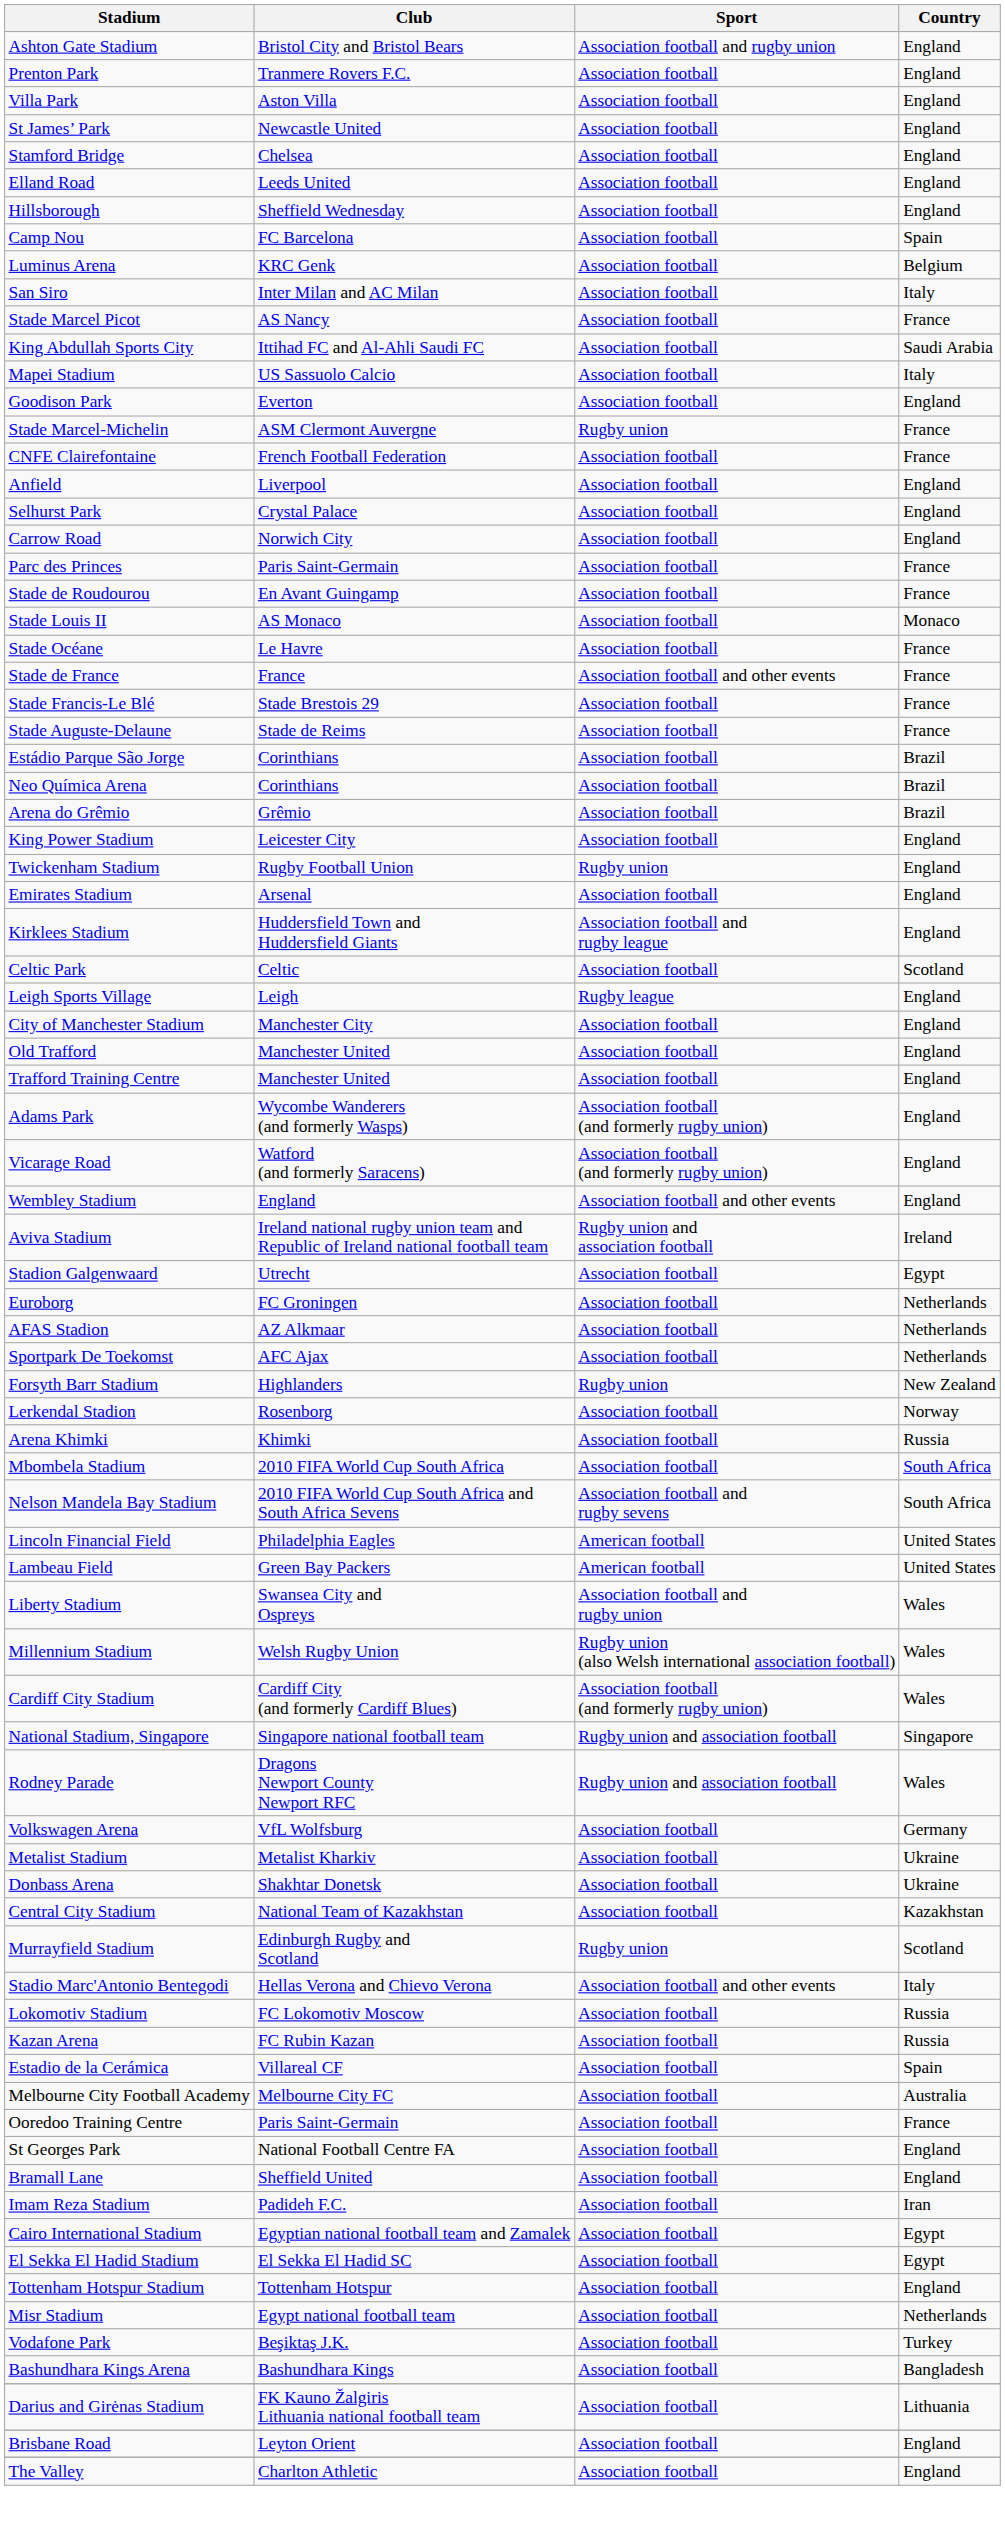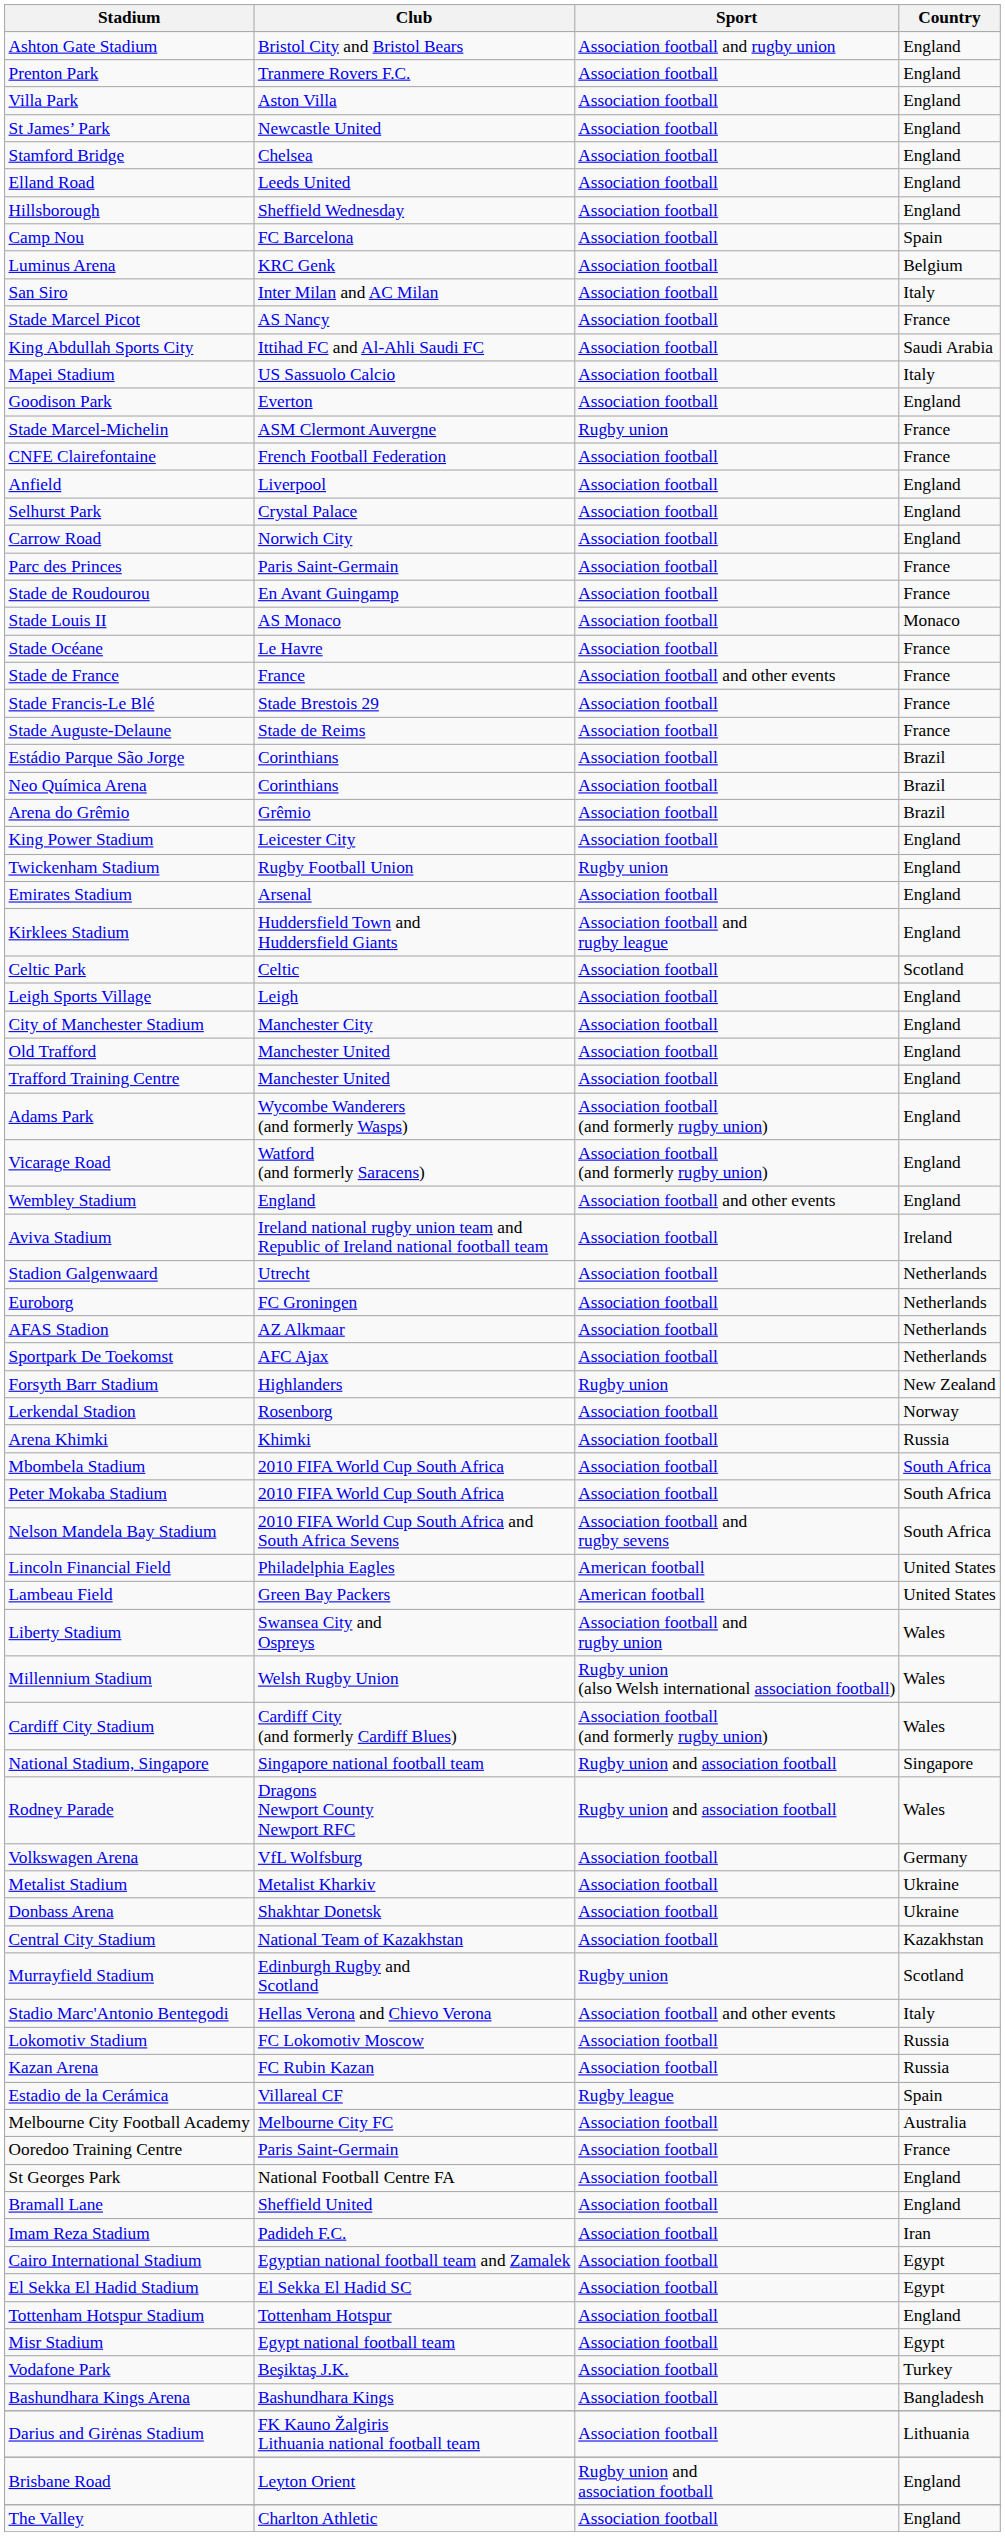(626, 996) Rugby league -> (648, 996) Association football
(646, 1237) Rugby union and association football -> (648, 1237) Association football
(924, 1274) Egypt -> (945, 1274) Netherlands
+ row: (88, 1493)
(648, 2068) Association football -> (626, 2095) Rugby league
(945, 2314) Netherlands -> (924, 2342) Egypt
(648, 2443) Association football -> (646, 2481) Rugby union and association football
